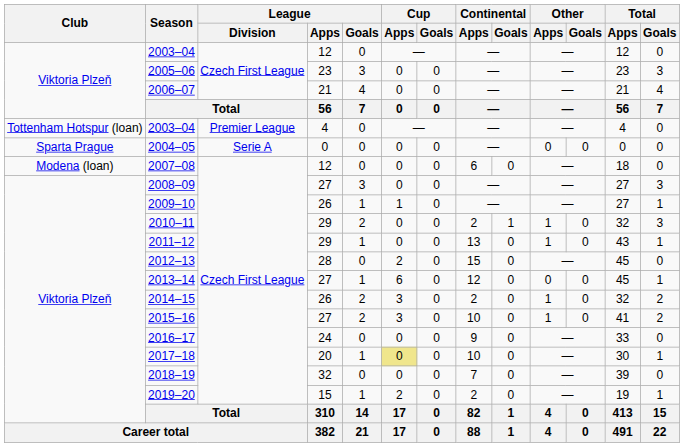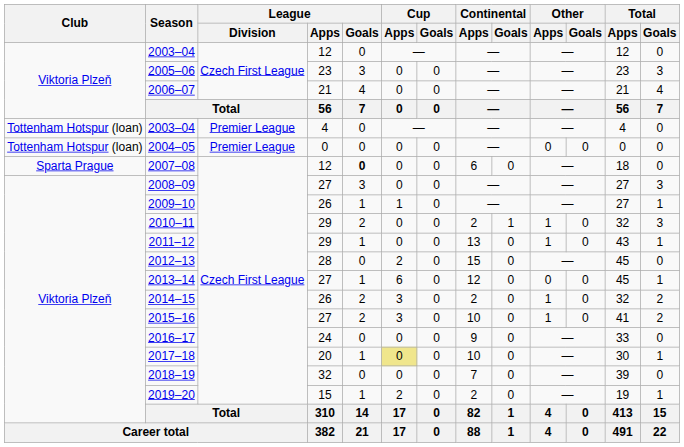(75, 147) Sparta Prague -> (75, 147) Tottenham Hotspur (loan)
(252, 147) Serie A -> (252, 147) Premier League
(75, 166) Modena (loan) -> (75, 166) Sparta Prague
(362, 166) normal -> (362, 166) bold
